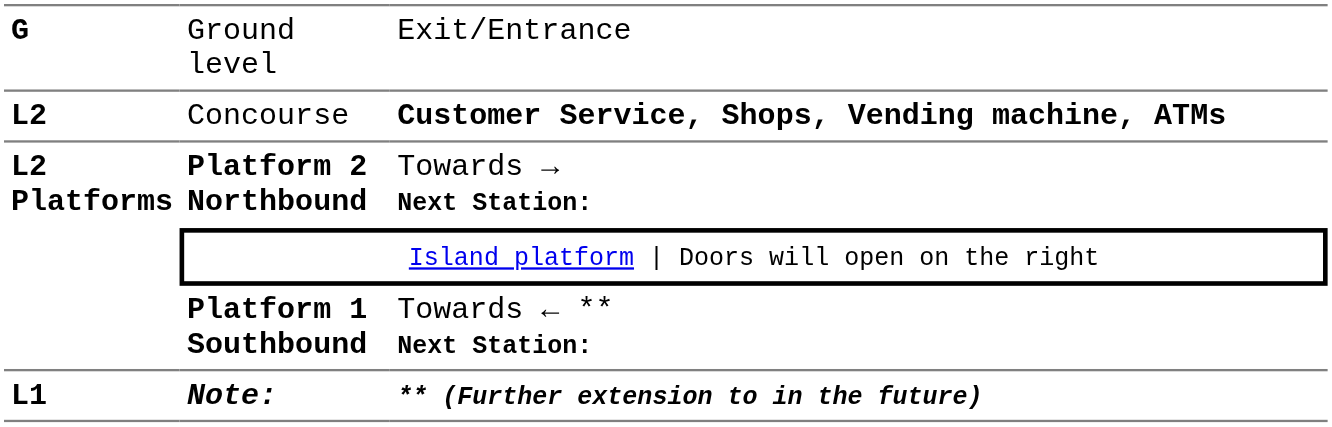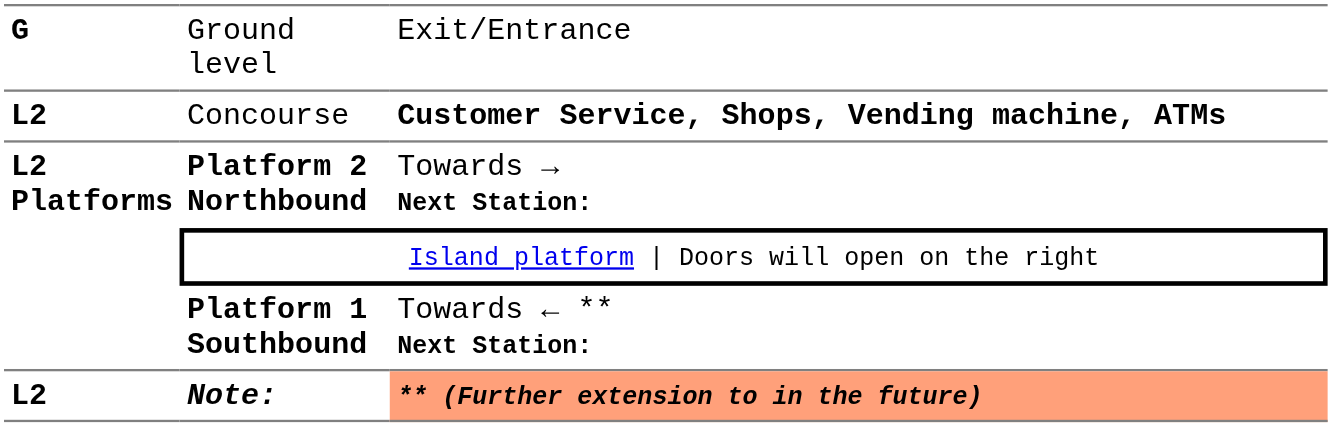(29, 396) L1 -> (29, 396) L2
(690, 396) no background -> (690, 396) lightsalmon background
